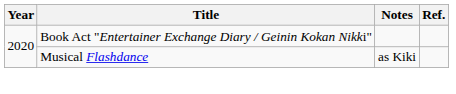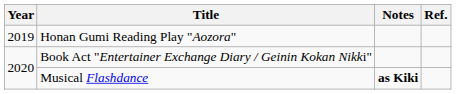+ row: (138, 36)
(397, 57) normal -> (398, 78) bold
